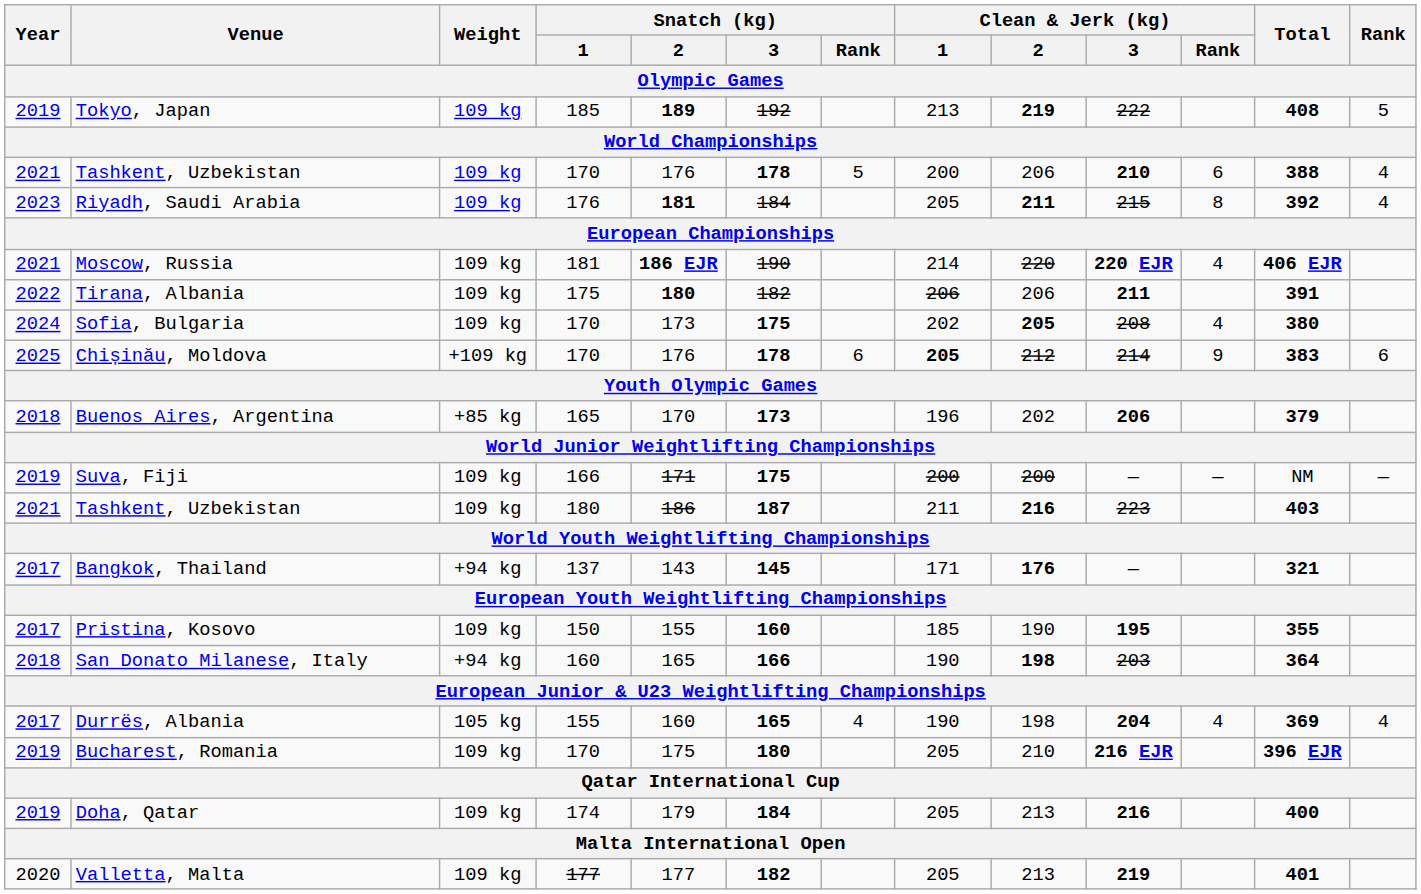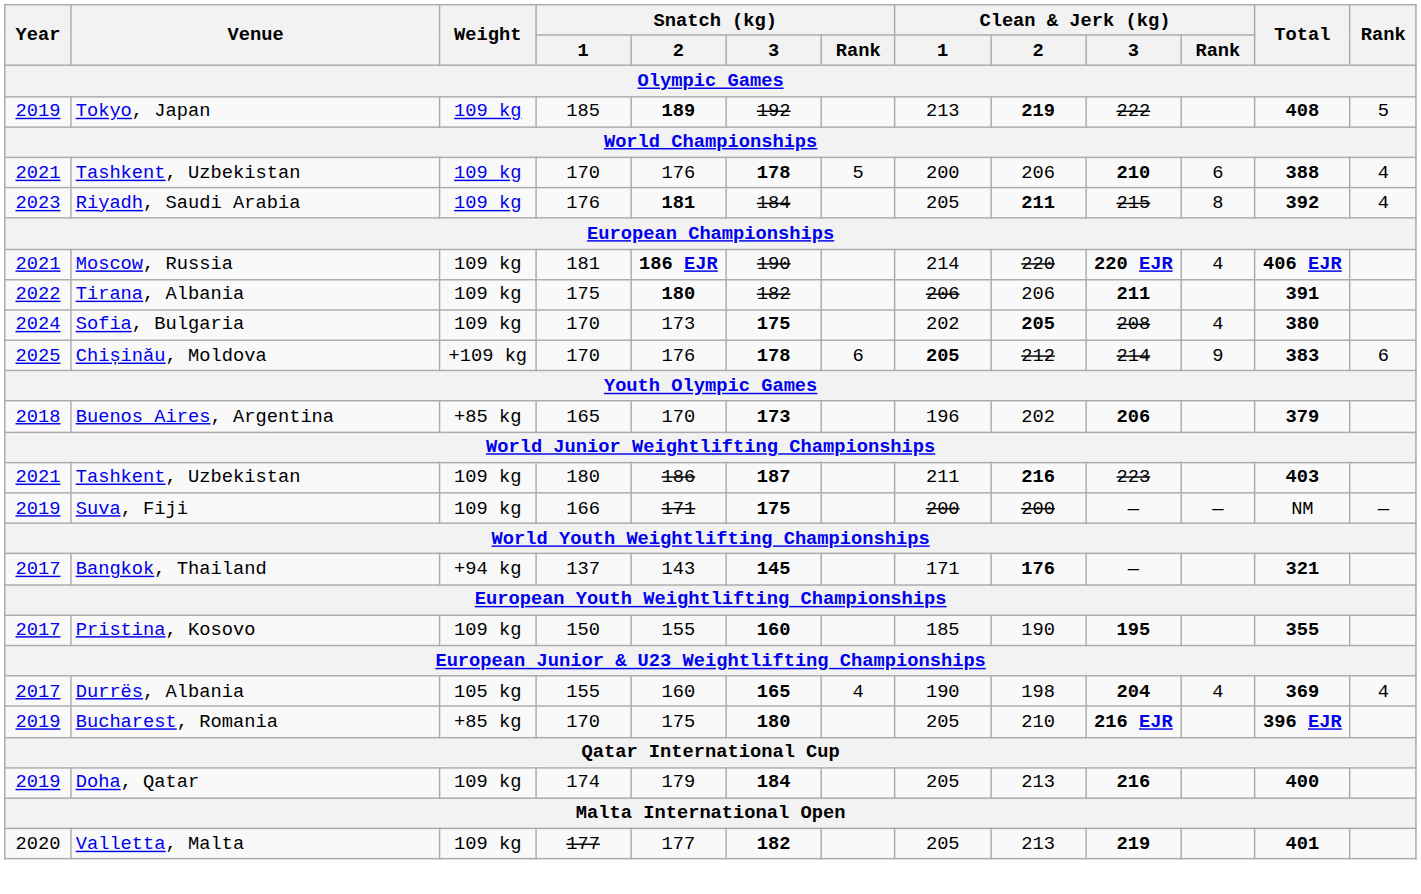rows swapped: (132, 478) <-> (188, 508)
- row: (222, 661)
(488, 752) 109 kg -> (488, 722) +85 kg
